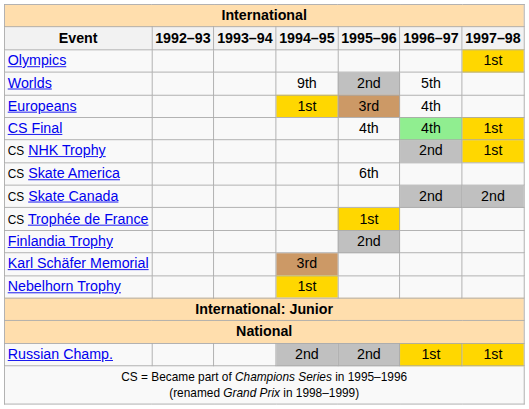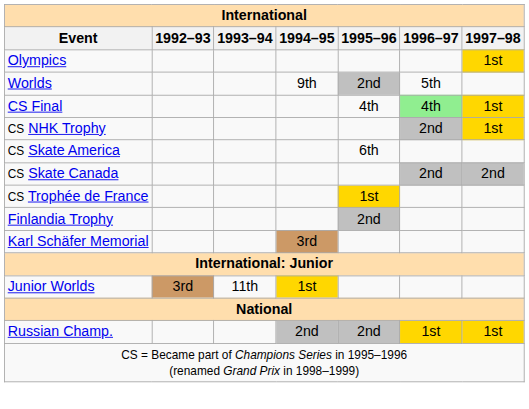- row: (42, 106)
- row: (64, 286)
+ row: (51, 286)
